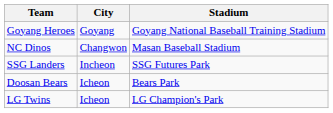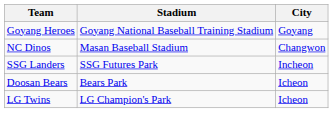columns swapped: (103, 13) <-> (229, 13)
